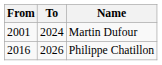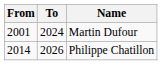(19, 50) 2016 -> (19, 50) 2014
